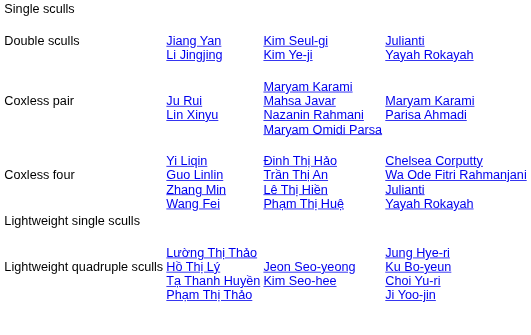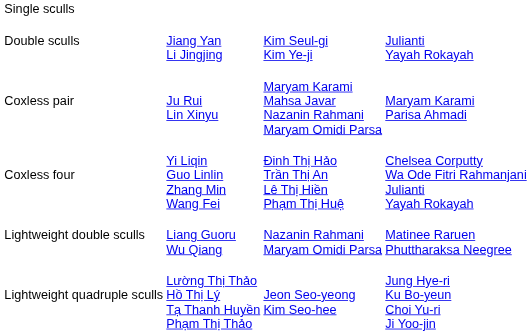- row: (72, 221)
+ row: (75, 235)
